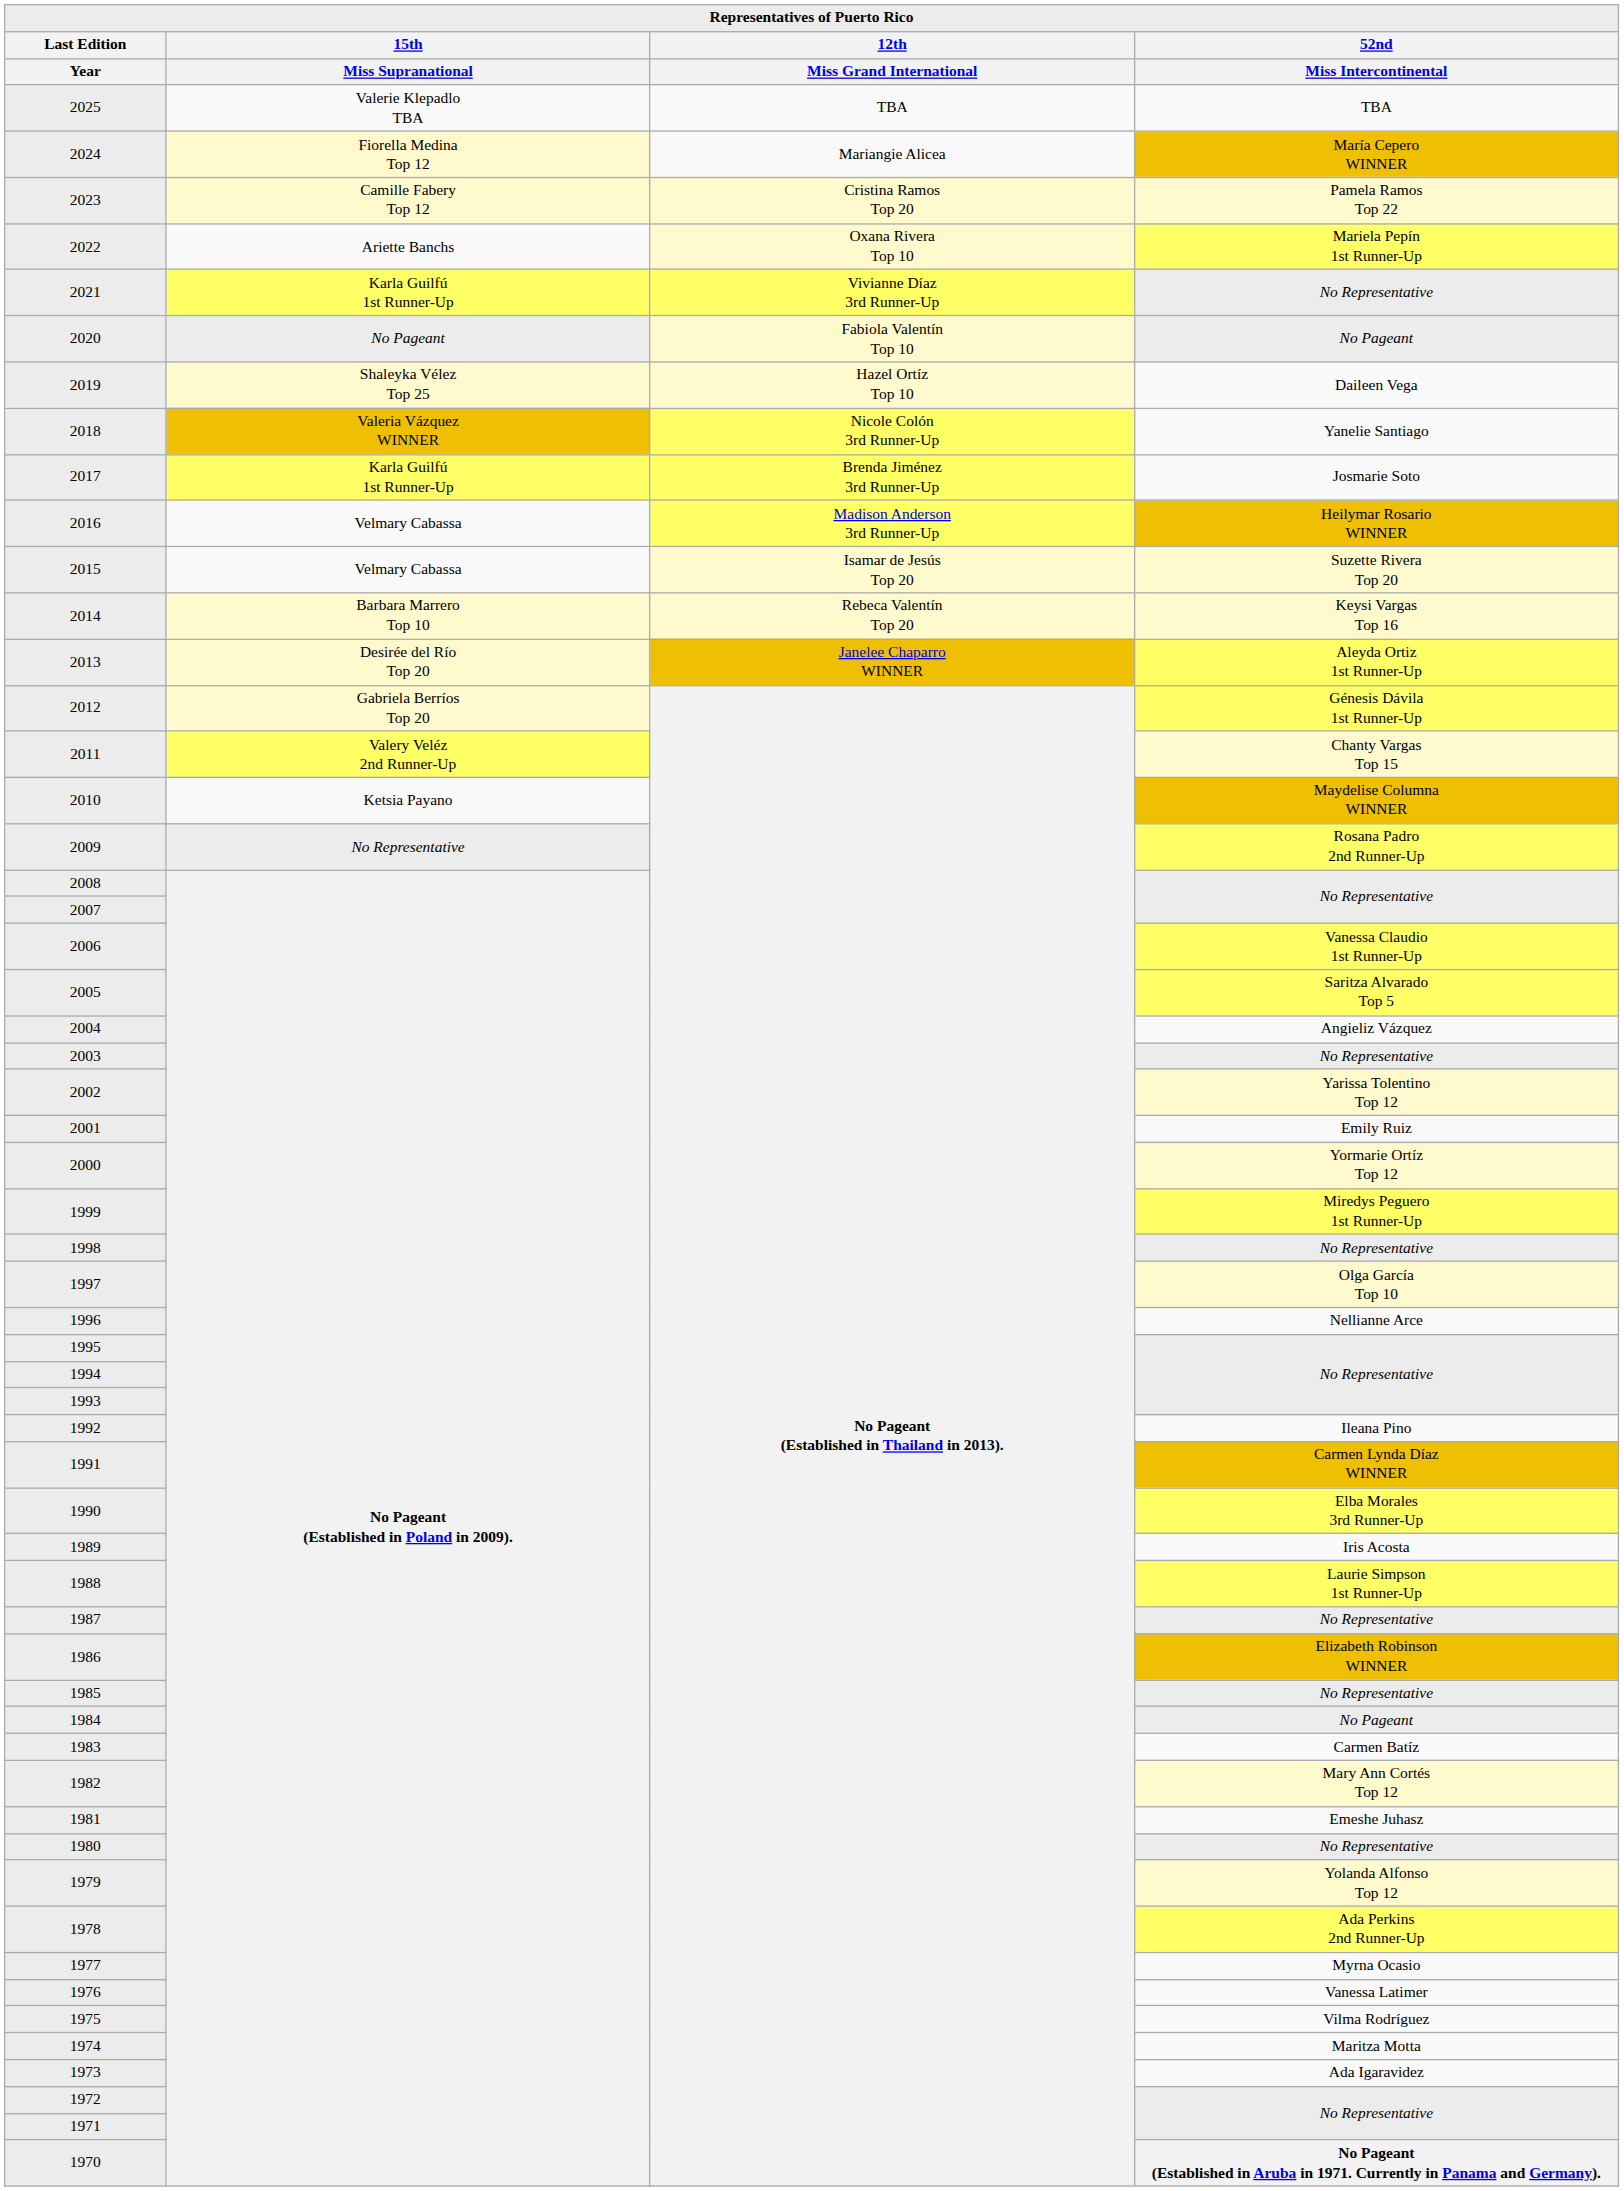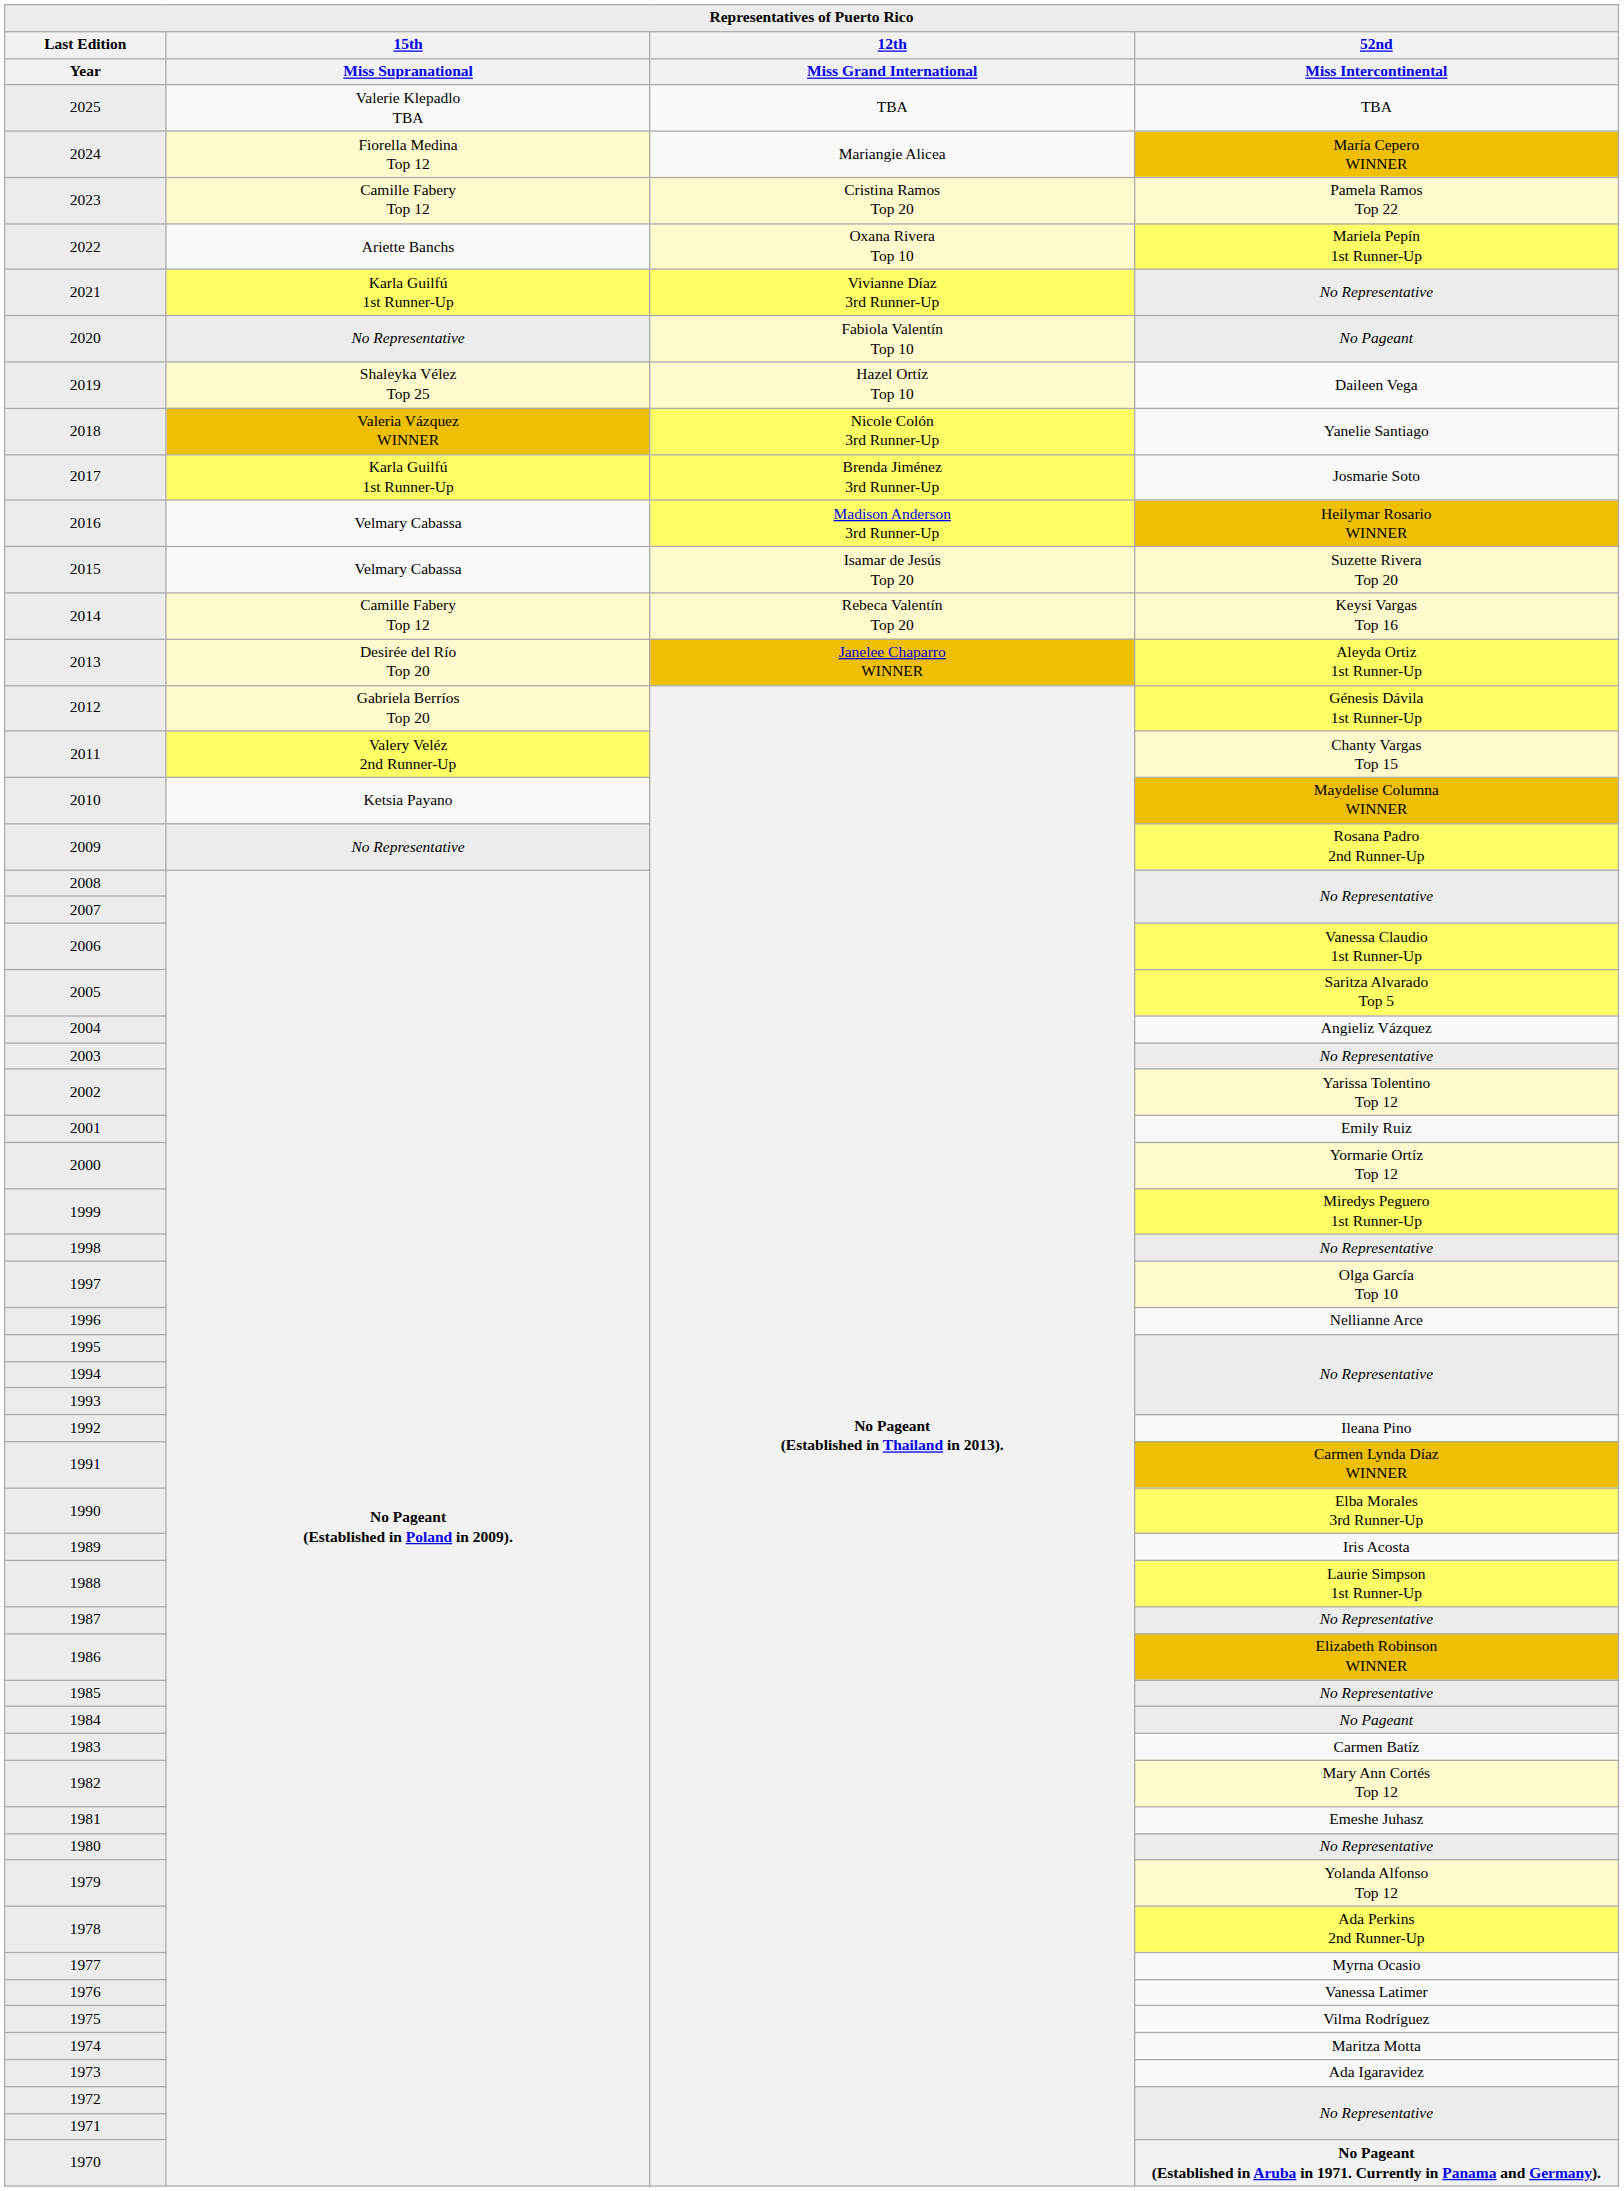(408, 338) No Pageant -> (408, 338) No Representative
(408, 615) Barbara Marrero Top 10 -> (408, 615) Camille Fabery Top 12
